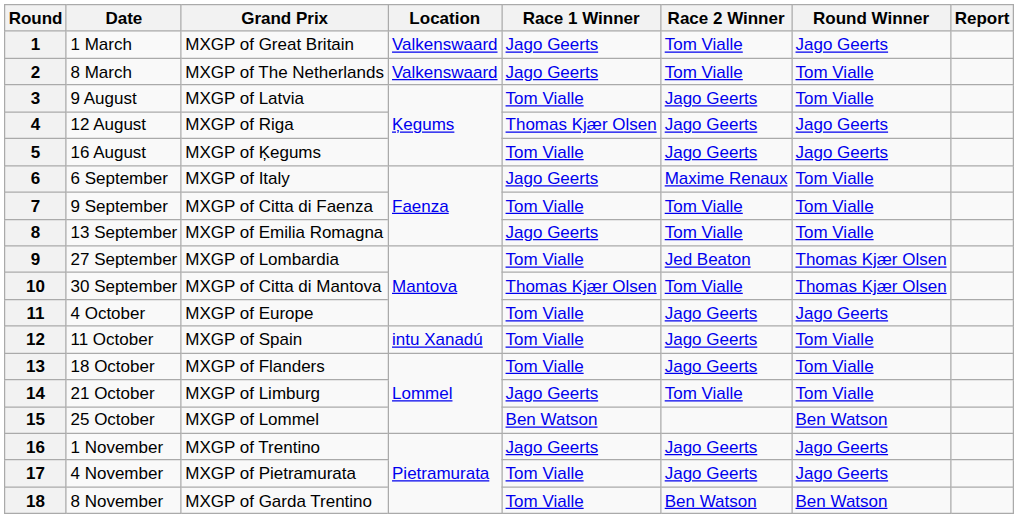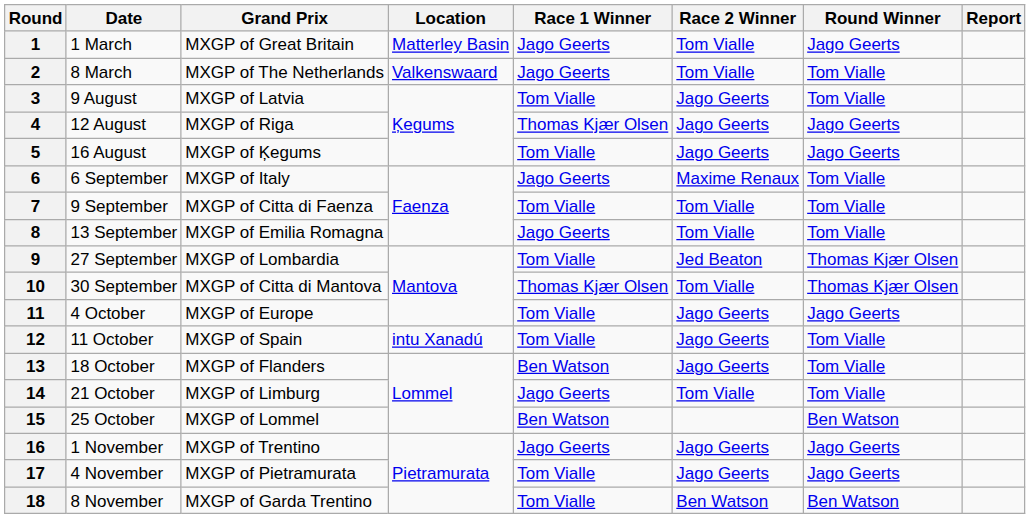(445, 44) Valkenswaard -> (451, 44) Matterley Basin
(545, 366) Tom Vialle -> (563, 366) Ben Watson
